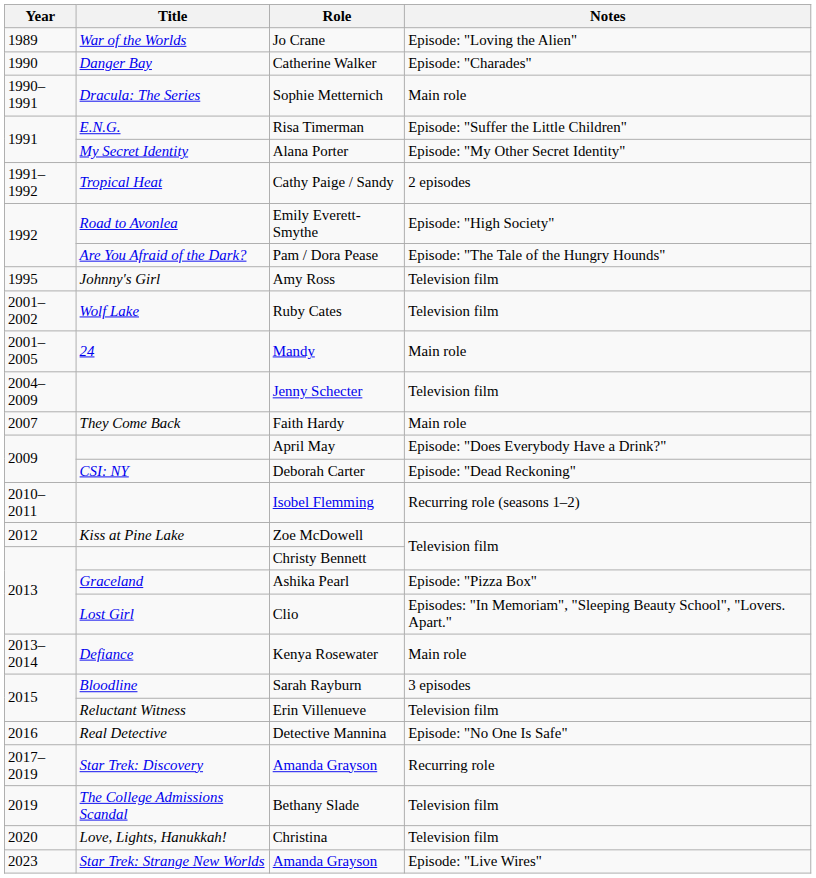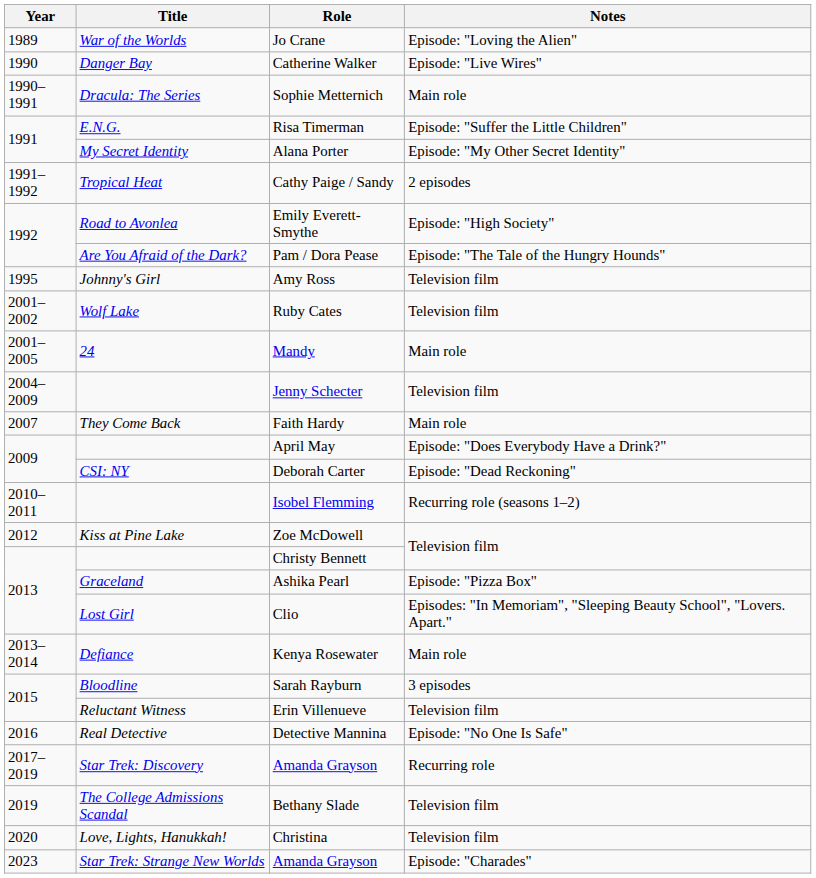(470, 63) Episode: "Charades" -> (475, 63) Episode: "Live Wires"
(475, 861) Episode: "Live Wires" -> (470, 861) Episode: "Charades"
